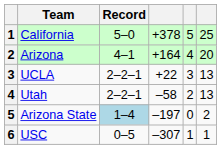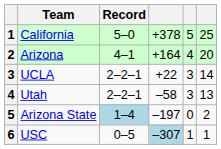(206, 75) 13 -> (206, 75) 14
(190, 95) 2 -> (190, 95) 3
(166, 135) no background -> (166, 135) lightblue background
